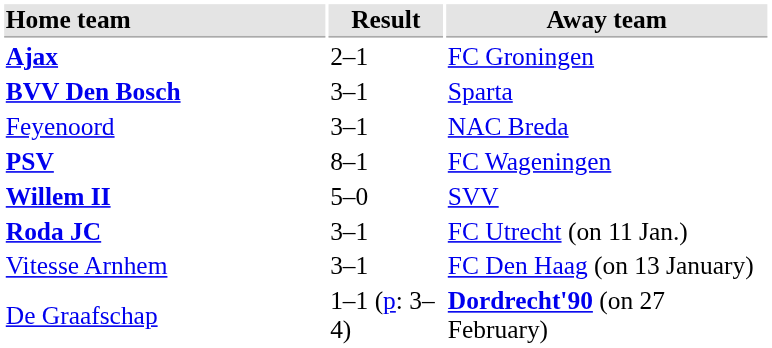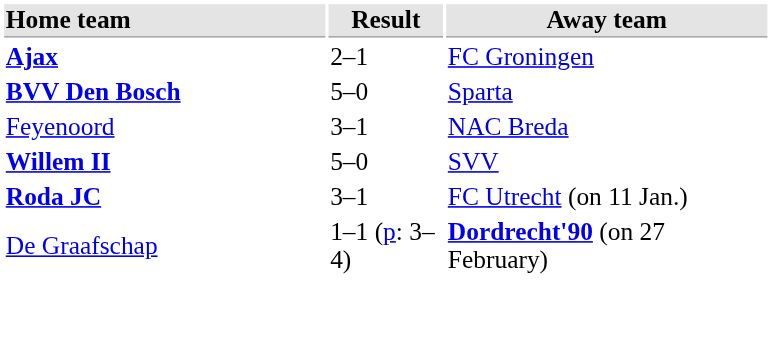(349, 91) 3–1 -> (349, 91) 5–0
- row: (30, 161)
- row: (87, 266)
